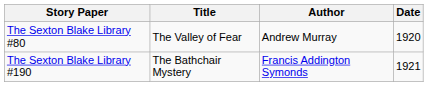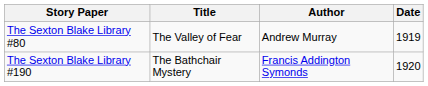(408, 36) 1920 -> (408, 36) 1919
(408, 66) 1921 -> (408, 66) 1920
